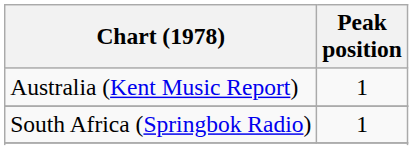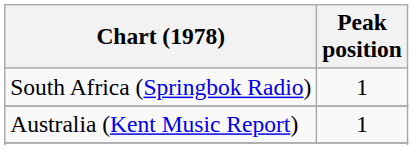rows swapped: (154, 86) <-> (161, 124)
